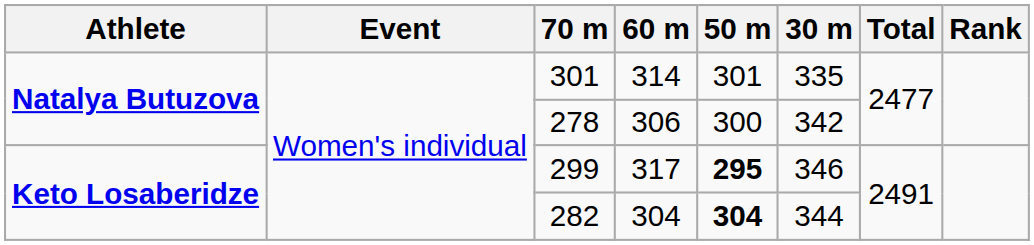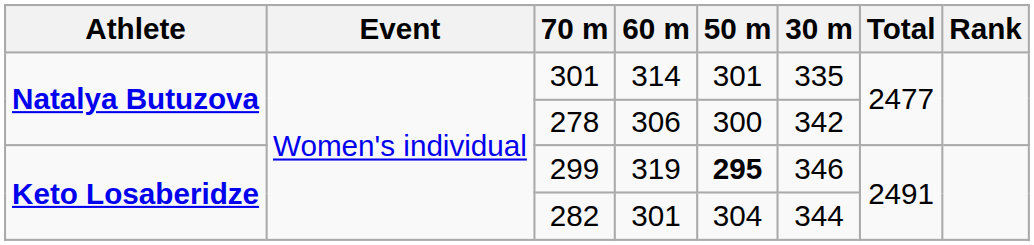(656, 169) 317 -> (656, 169) 319
(656, 216) 304 -> (656, 216) 301
(738, 216) bold -> (738, 216) normal
